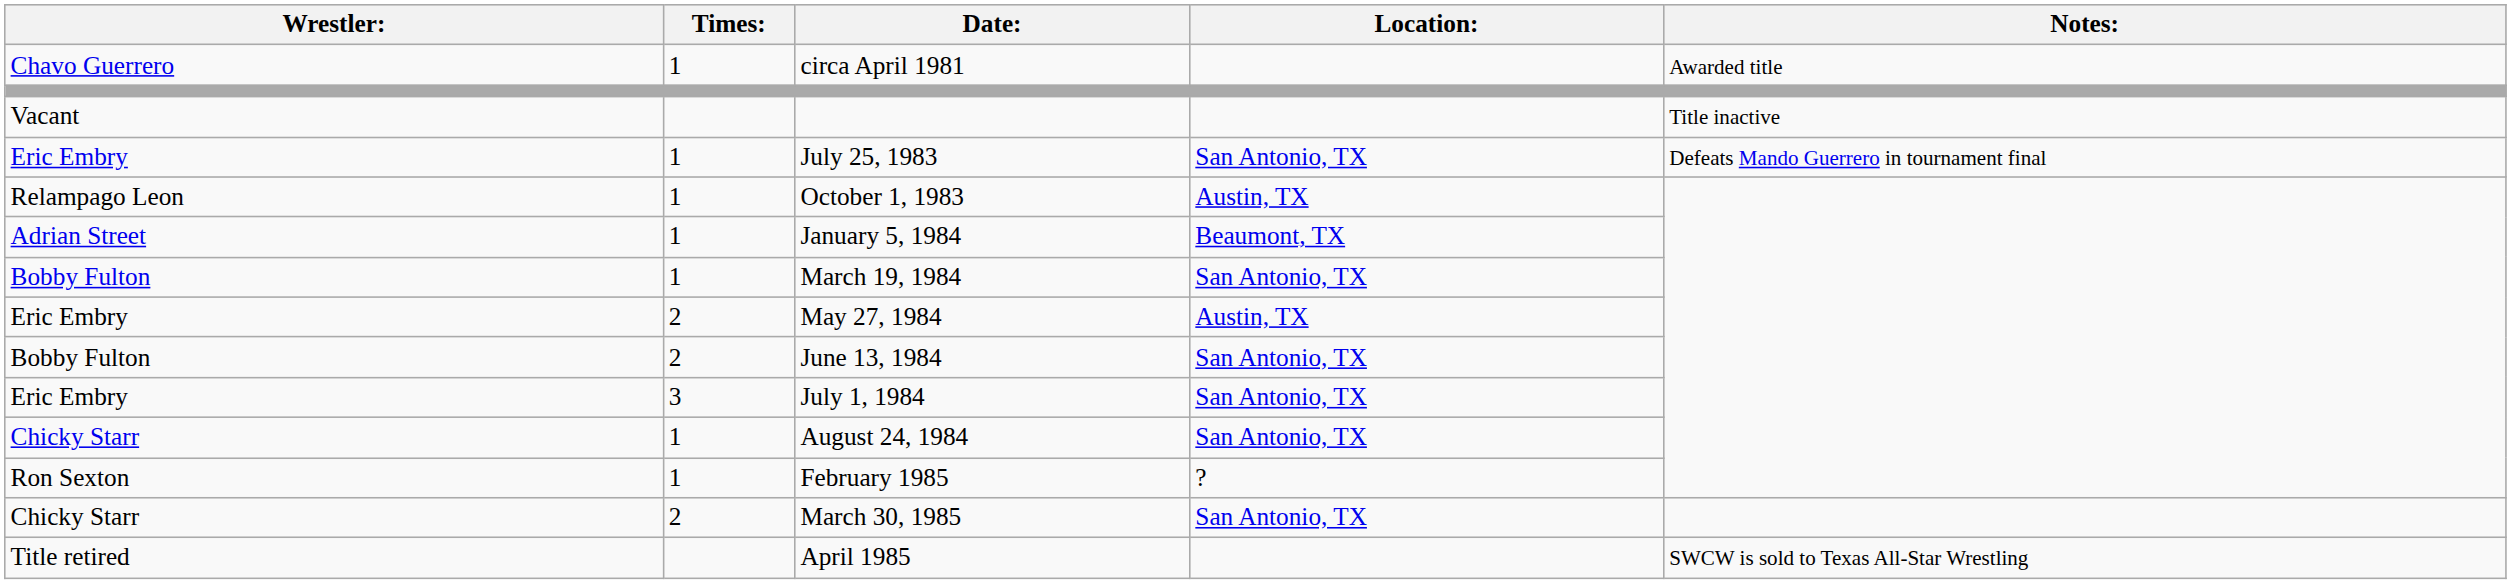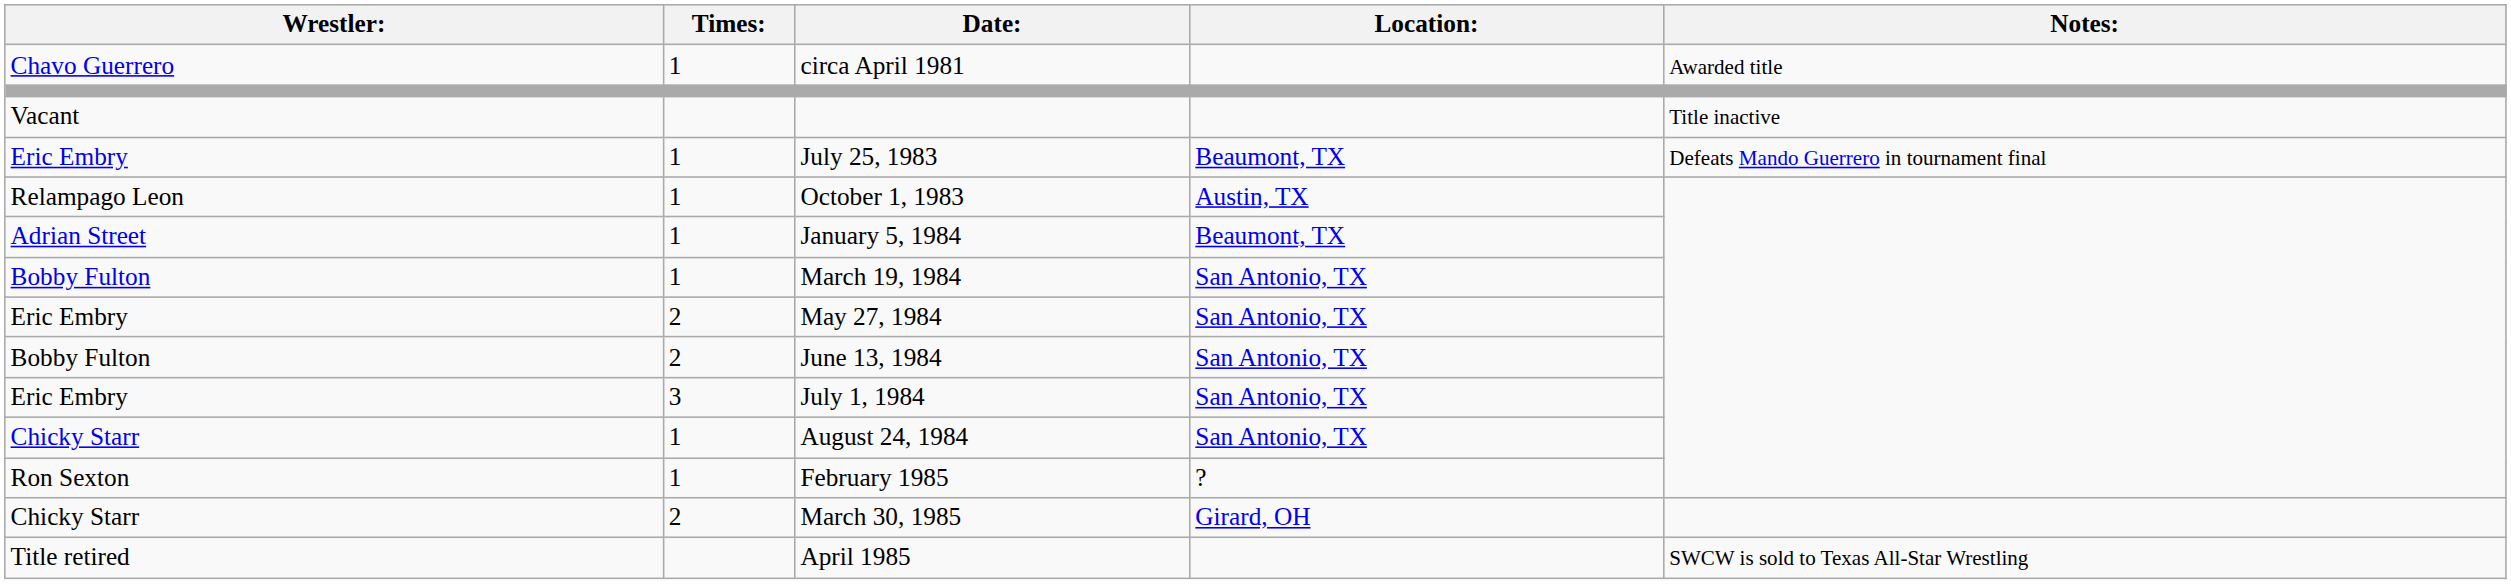(1281, 156) San Antonio, TX -> (1270, 156) Beaumont, TX
(1252, 316) Austin, TX -> (1281, 316) San Antonio, TX
(1281, 517) San Antonio, TX -> (1253, 517) Girard, OH
